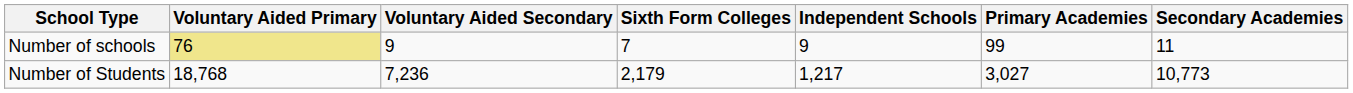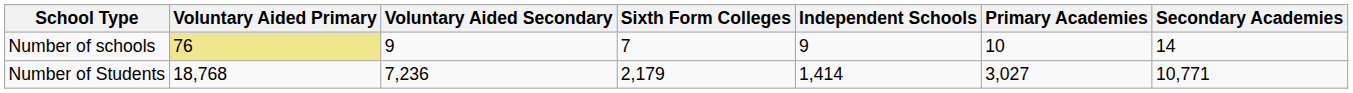(995, 46) 99 -> (995, 46) 10
(1165, 46) 11 -> (1166, 46) 14
(821, 74) 1,217 -> (821, 74) 1,414
(1183, 74) 10,773 -> (1183, 74) 10,771
